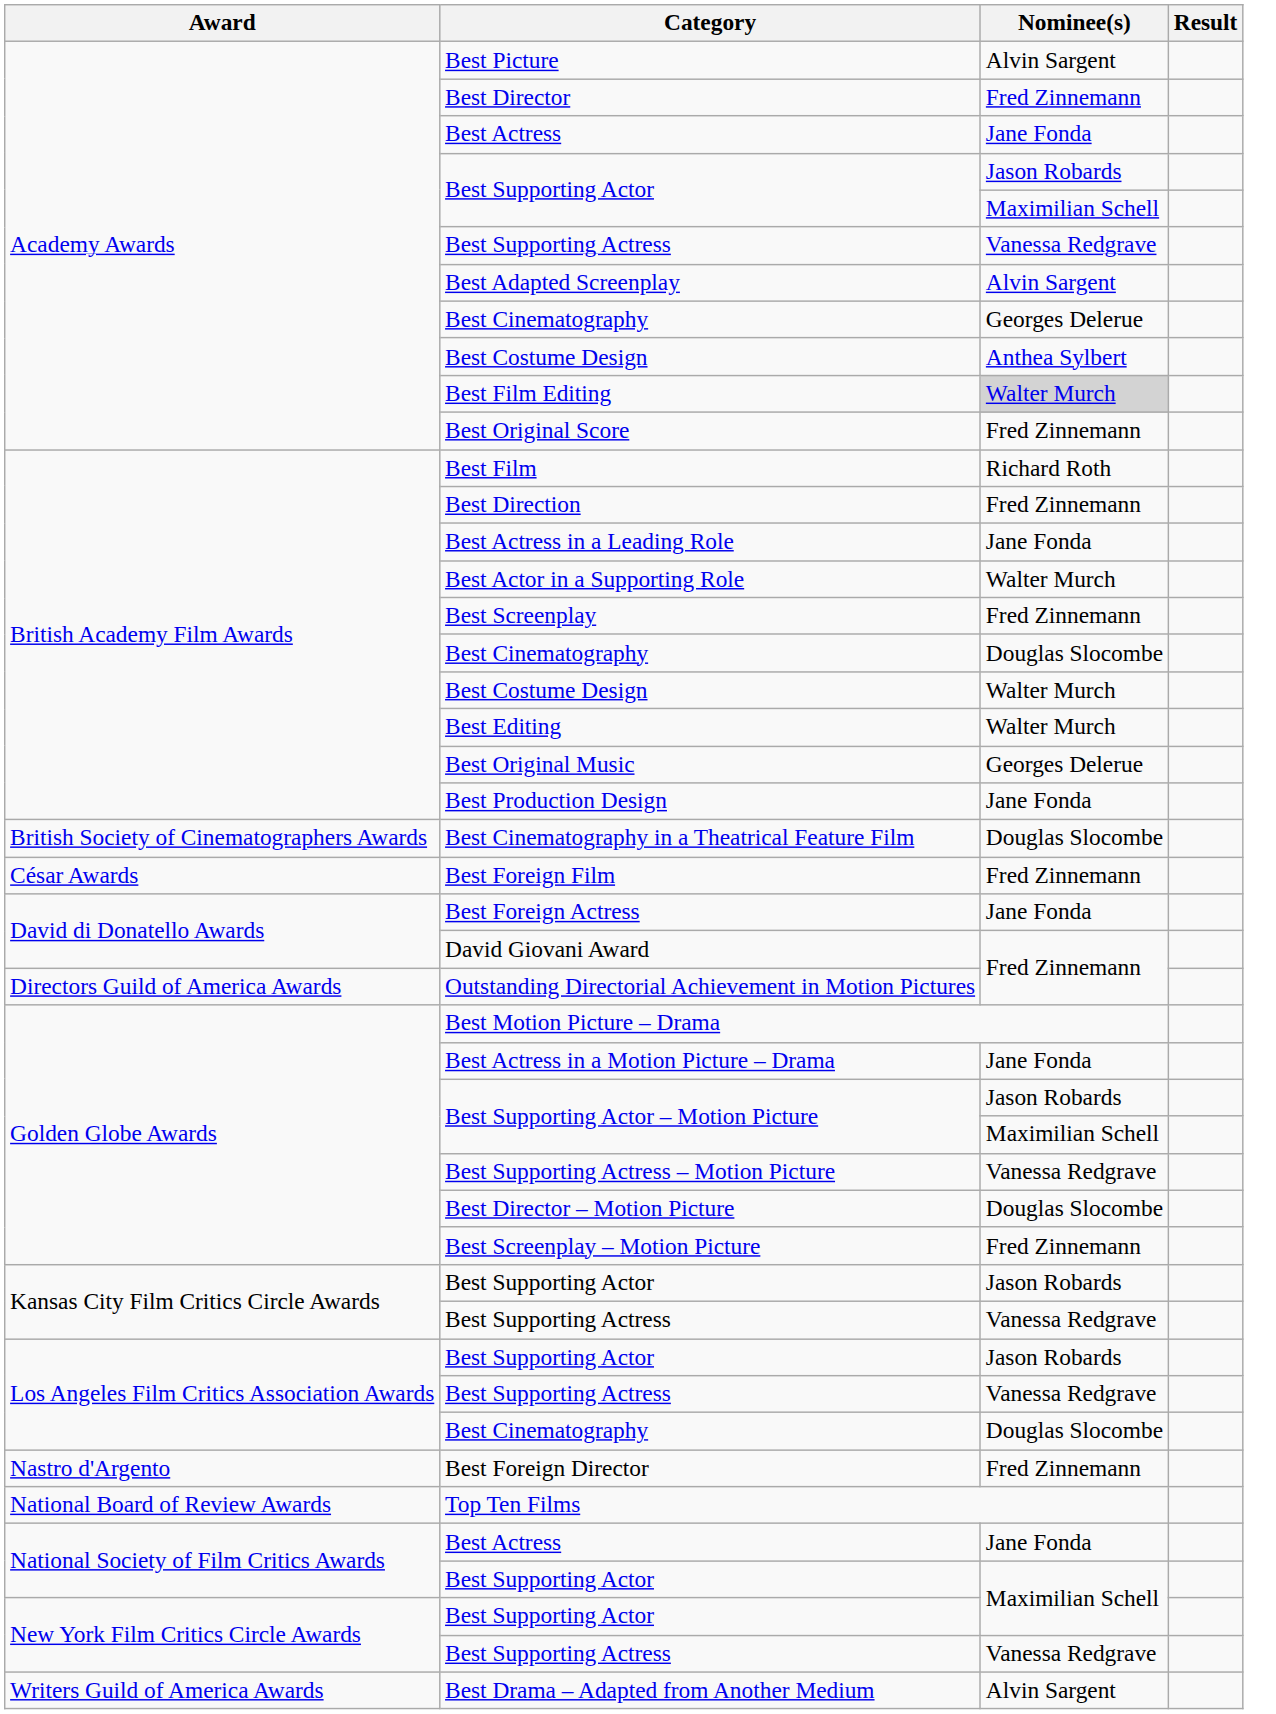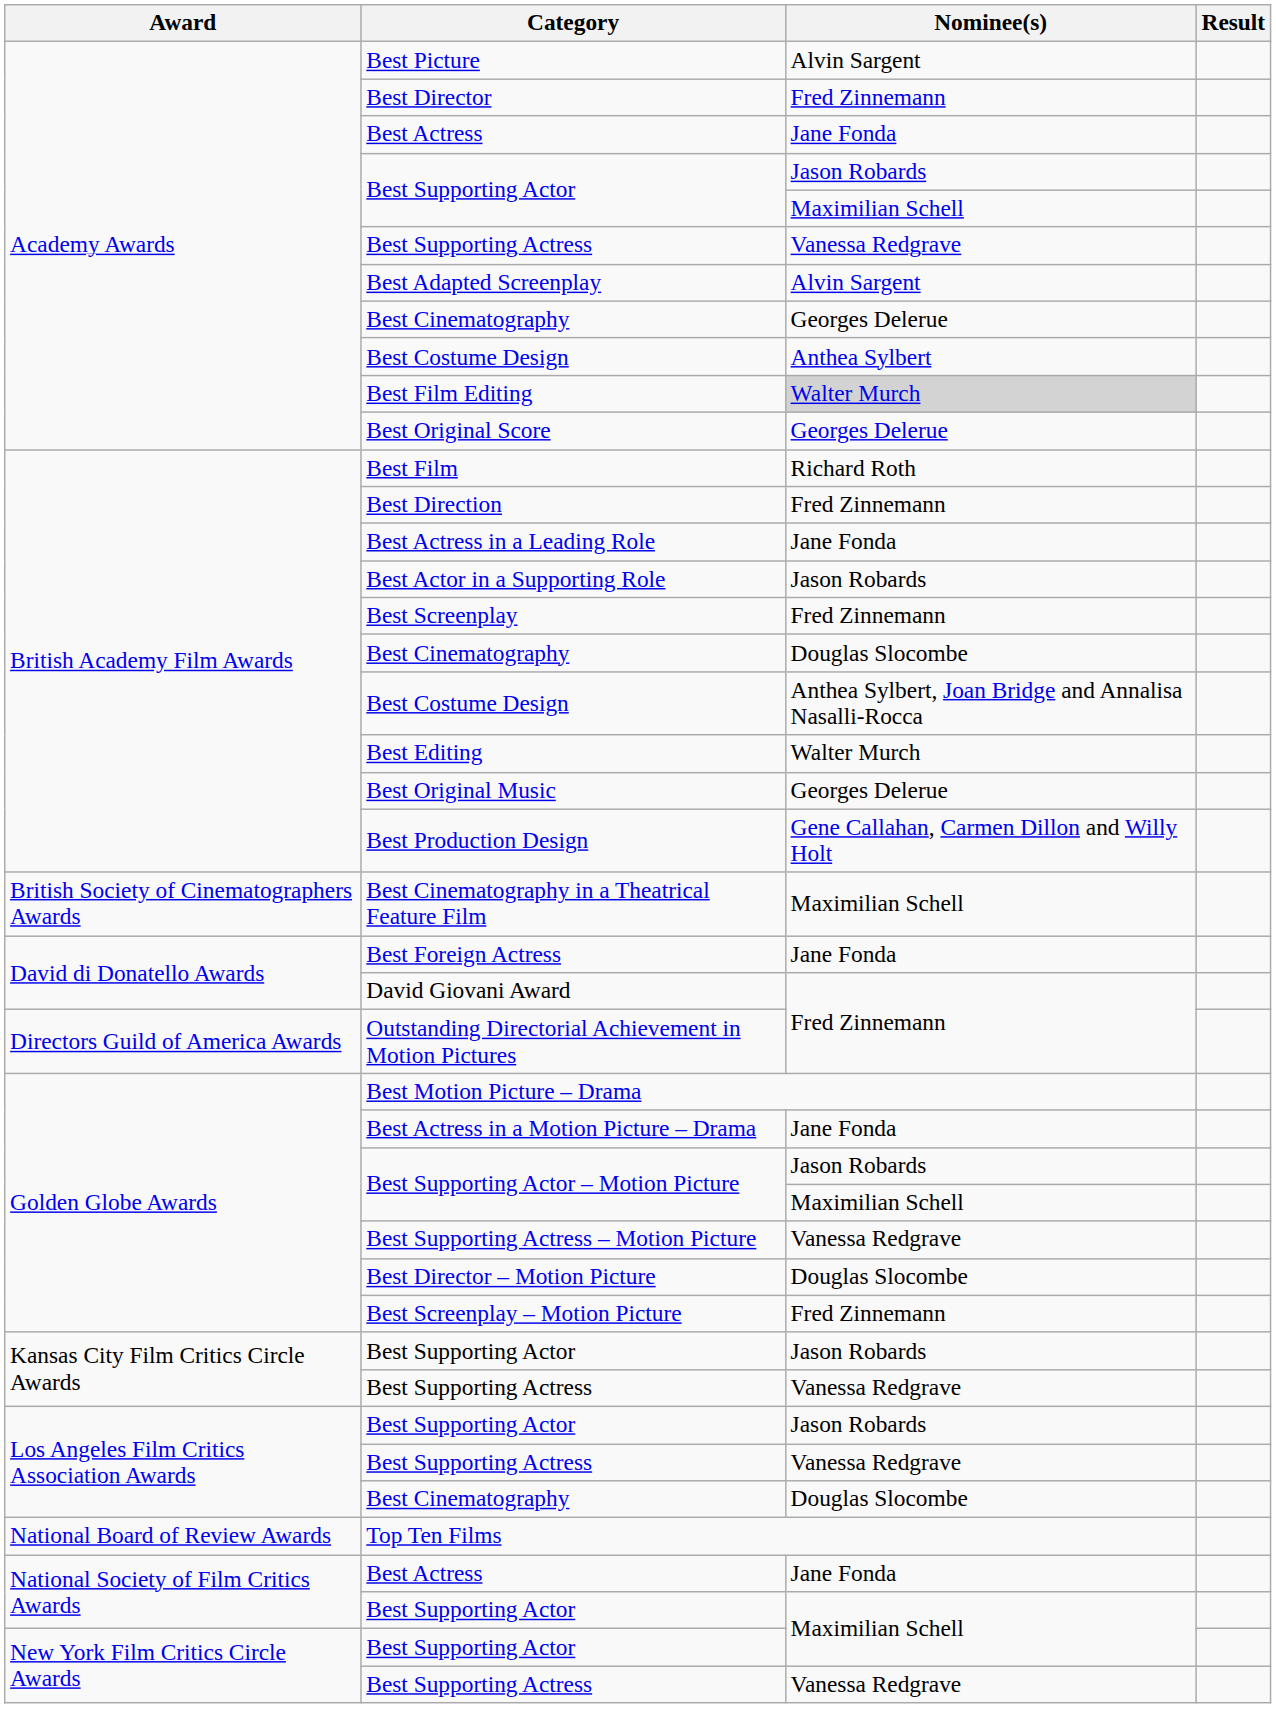(1063, 430) Fred Zinnemann -> (869, 430) Georges Delerue
(1051, 578) Walter Murch -> (858, 578) Jason Robards
(1051, 689) Walter Murch -> (987, 703) Anthea Sylbert, Joan Bridge and Annalisa Nasalli-Rocca
(1039, 801) Jane Fonda -> (984, 840) Gene Callahan, Carmen Dillon and Willy Holt
(1074, 838) Douglas Slocombe -> (877, 903) Maximilian Schell
- row: (74, 875)
- row: (90, 1467)
- row: (167, 1690)
